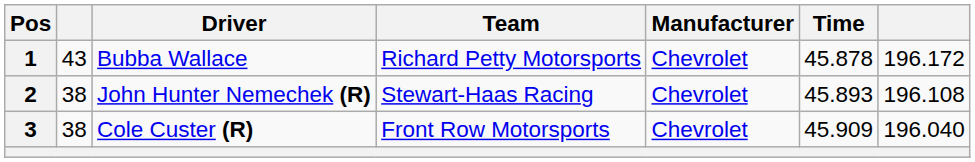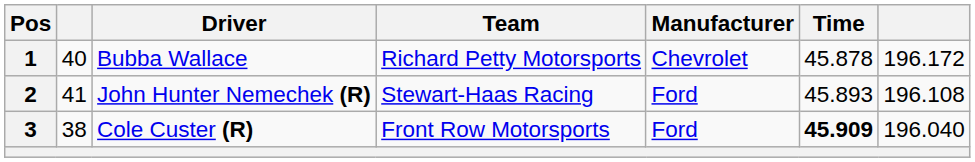(74, 58) 43 -> (74, 58) 40
(74, 94) 38 -> (74, 94) 41
(700, 94) Chevrolet -> (675, 94) Ford
(700, 130) Chevrolet -> (675, 130) Ford
(839, 130) normal -> (839, 130) bold
